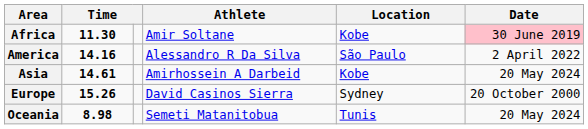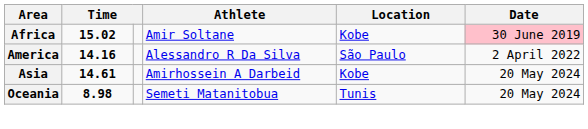(97, 34) 11.30 -> (97, 34) 15.02
- row: (33, 94)
